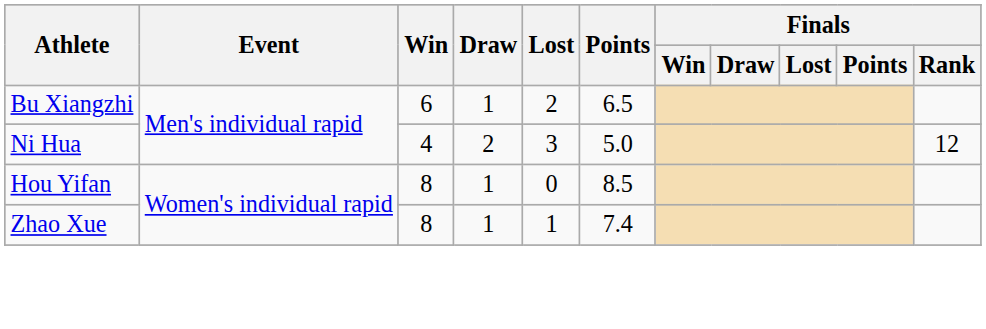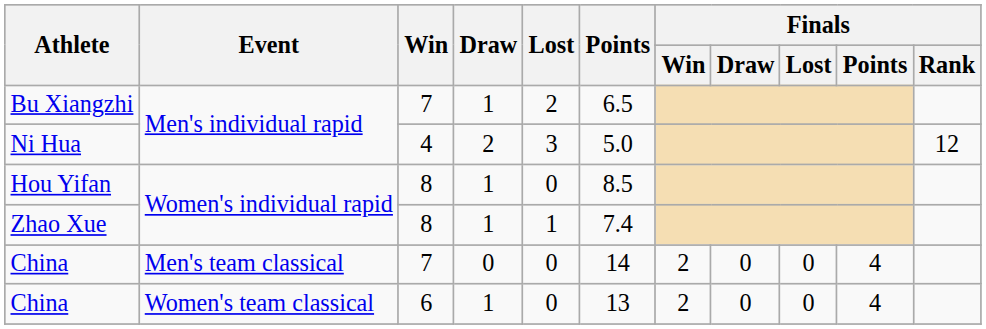(426, 104) 6 -> (426, 104) 7
+ row: (39, 264)
+ row: (39, 304)
